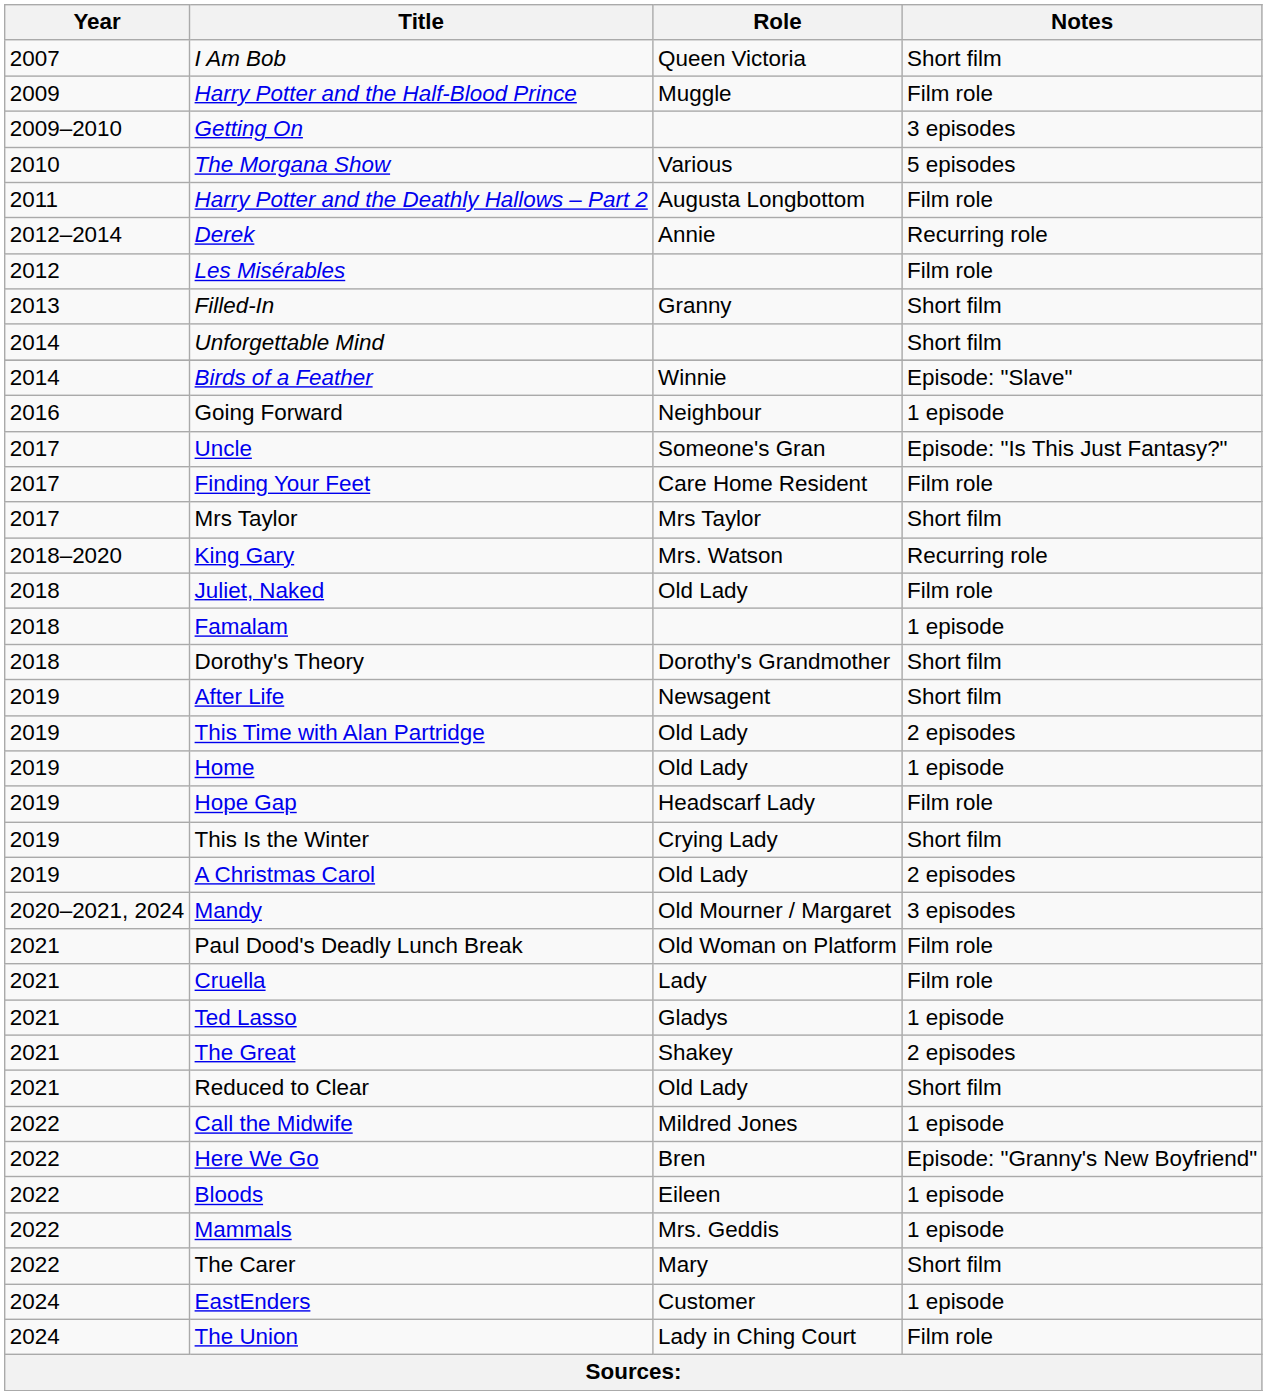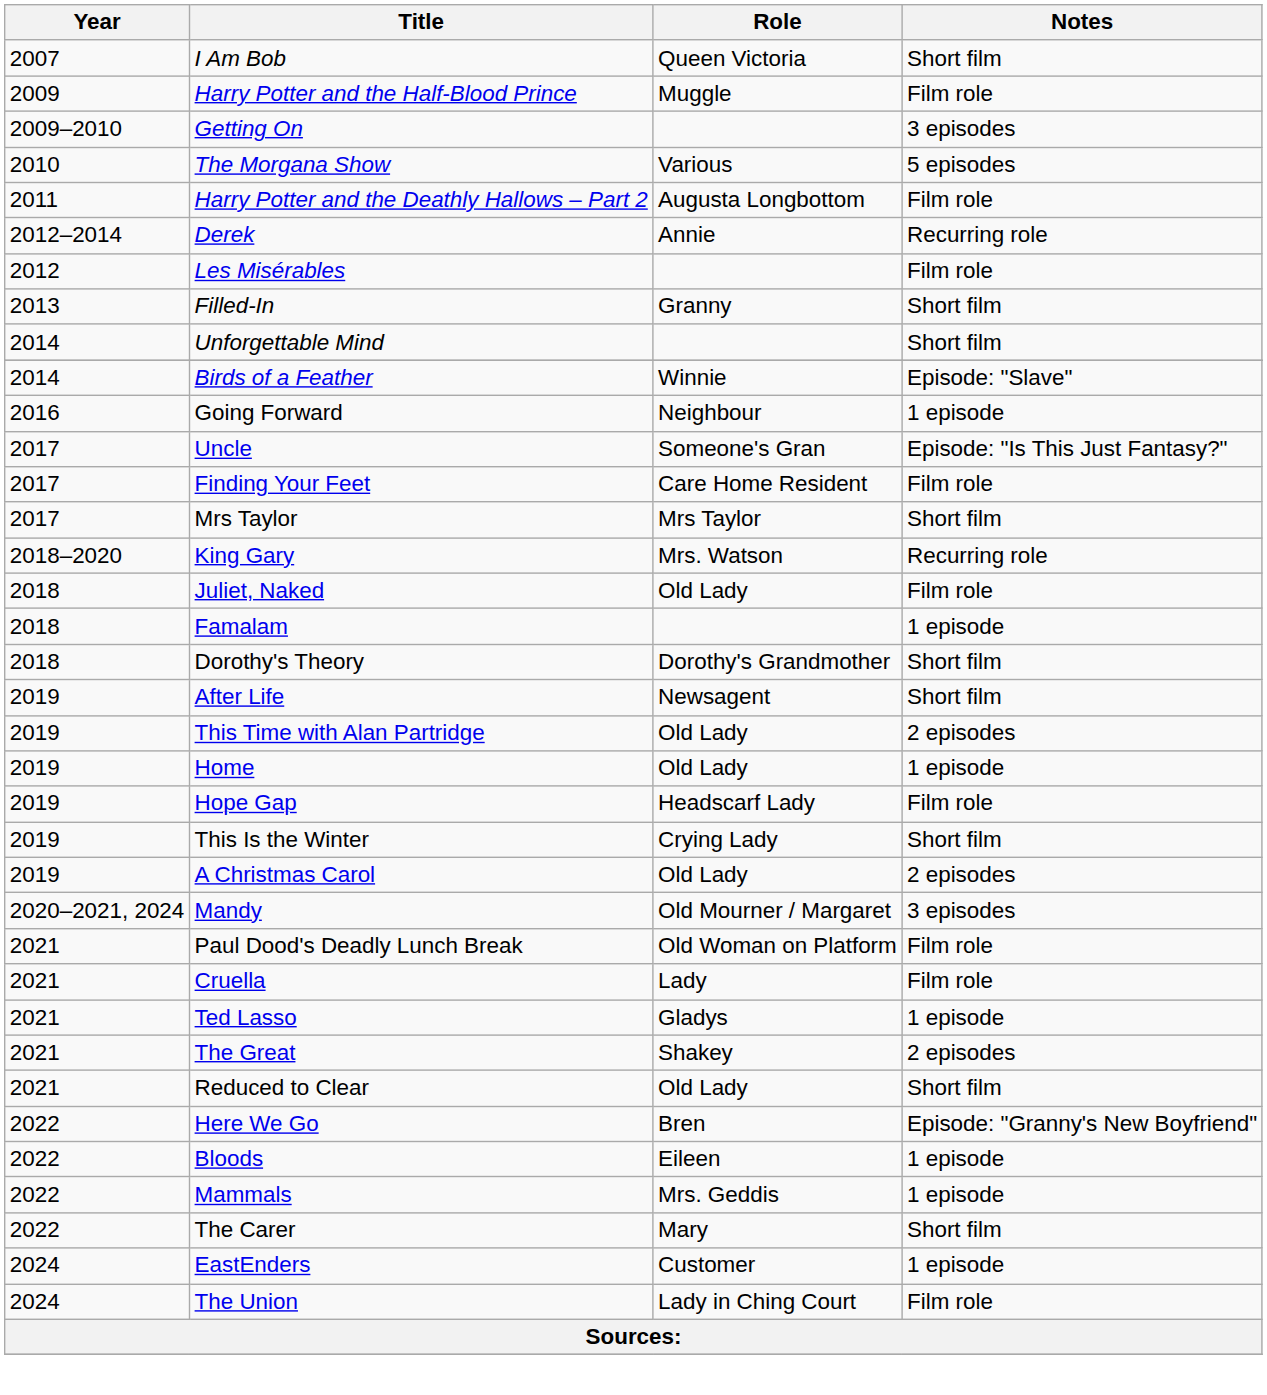- row: (274, 1123)
